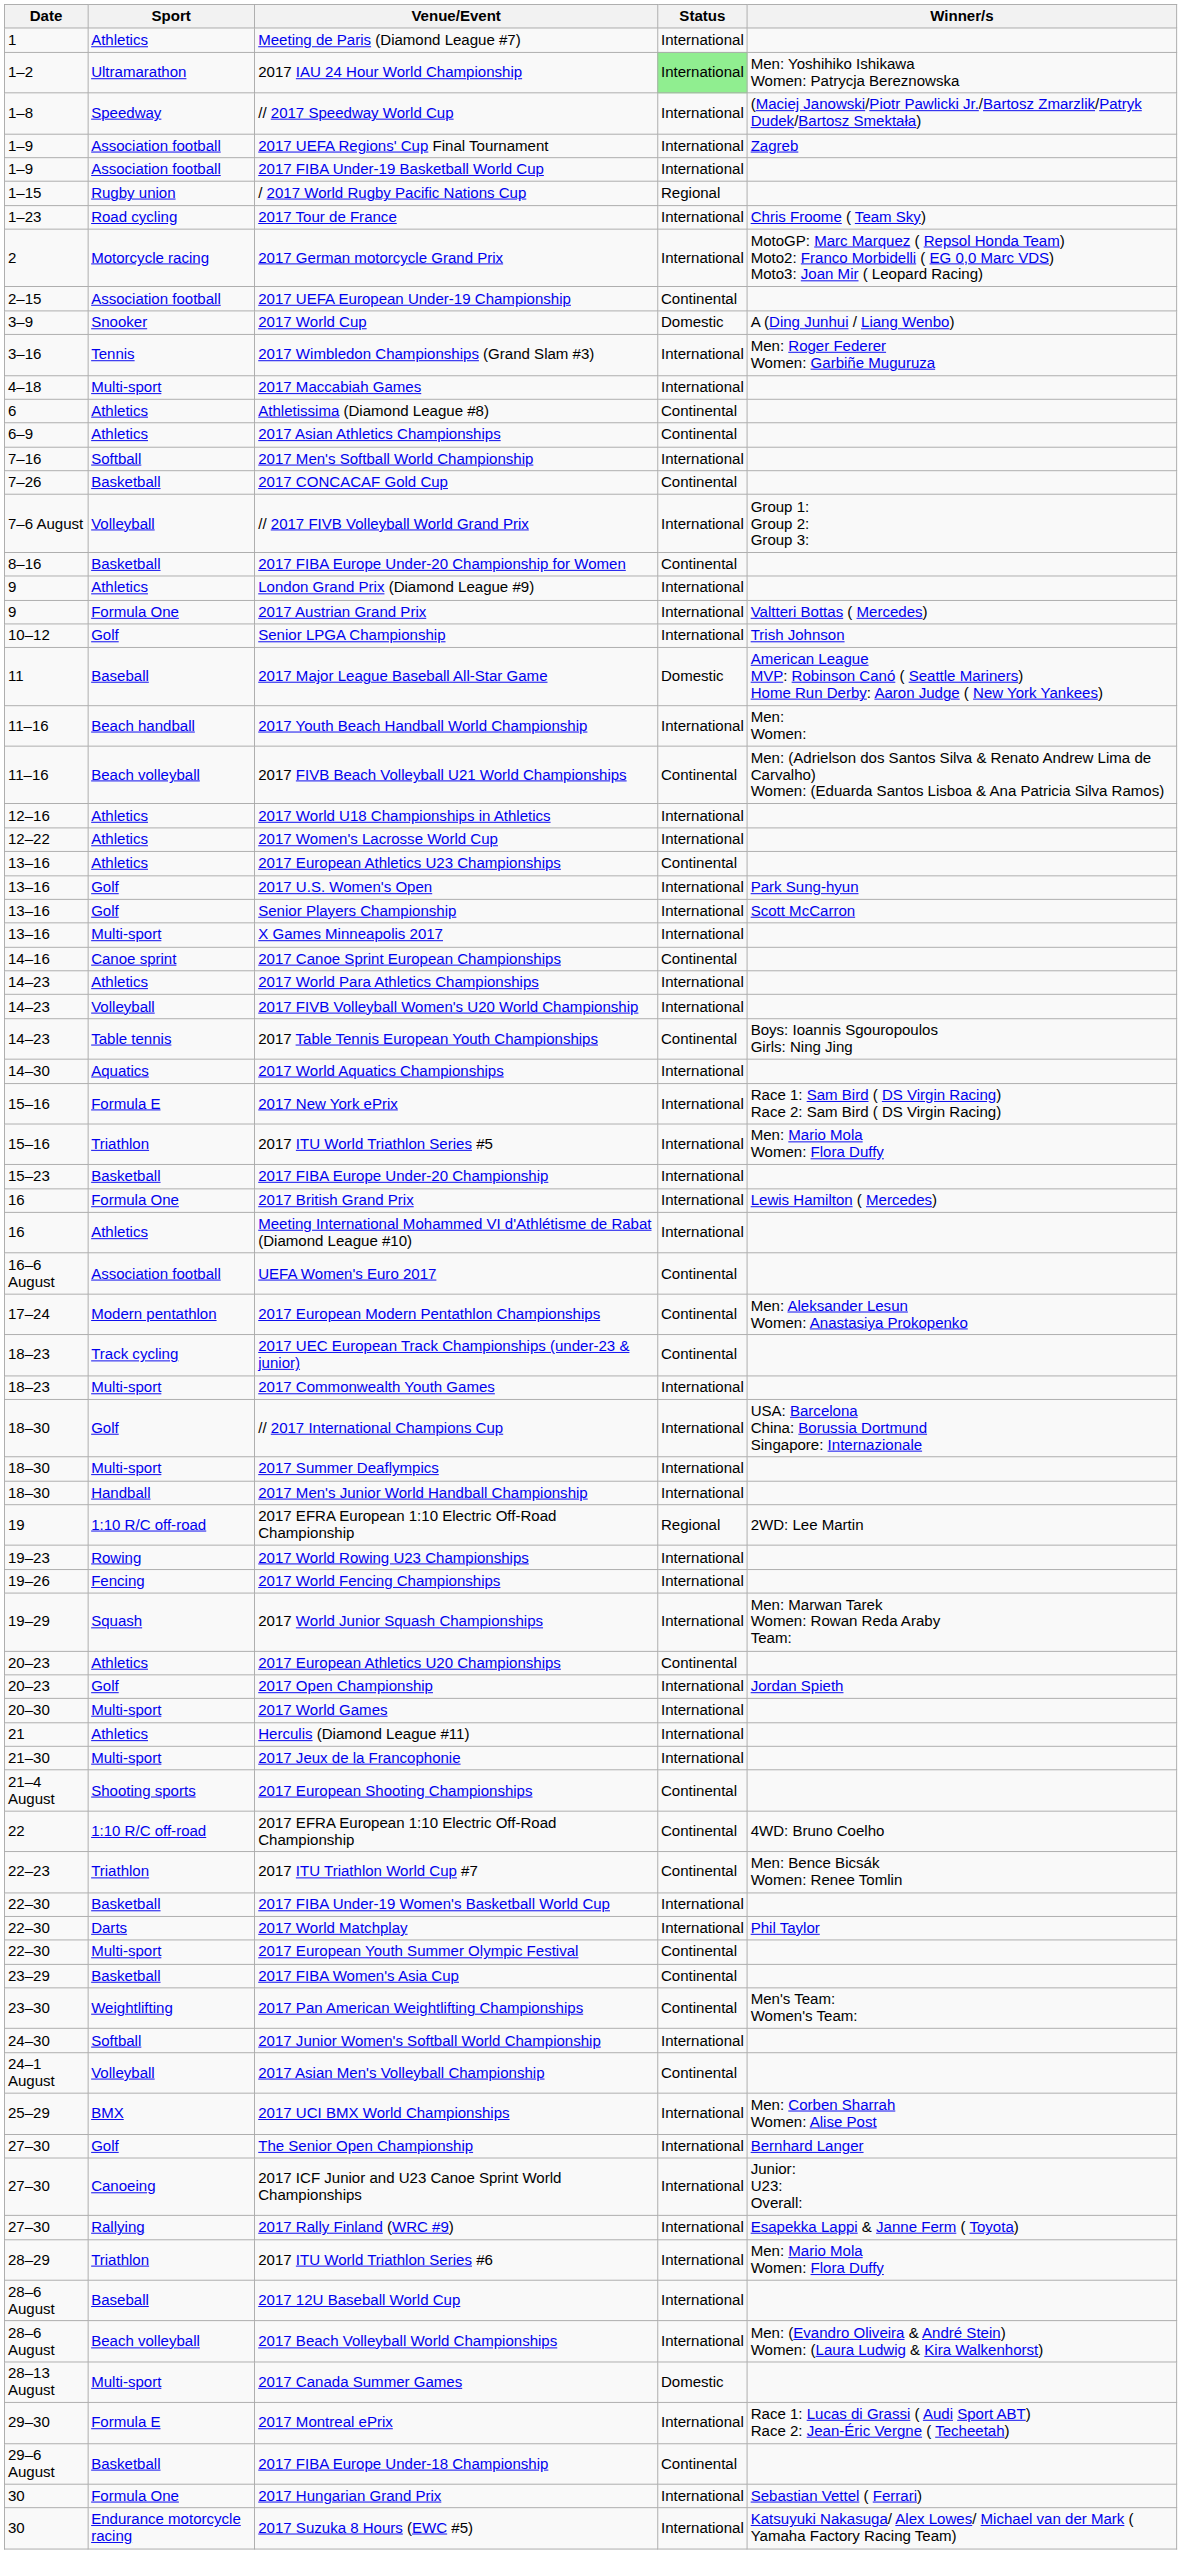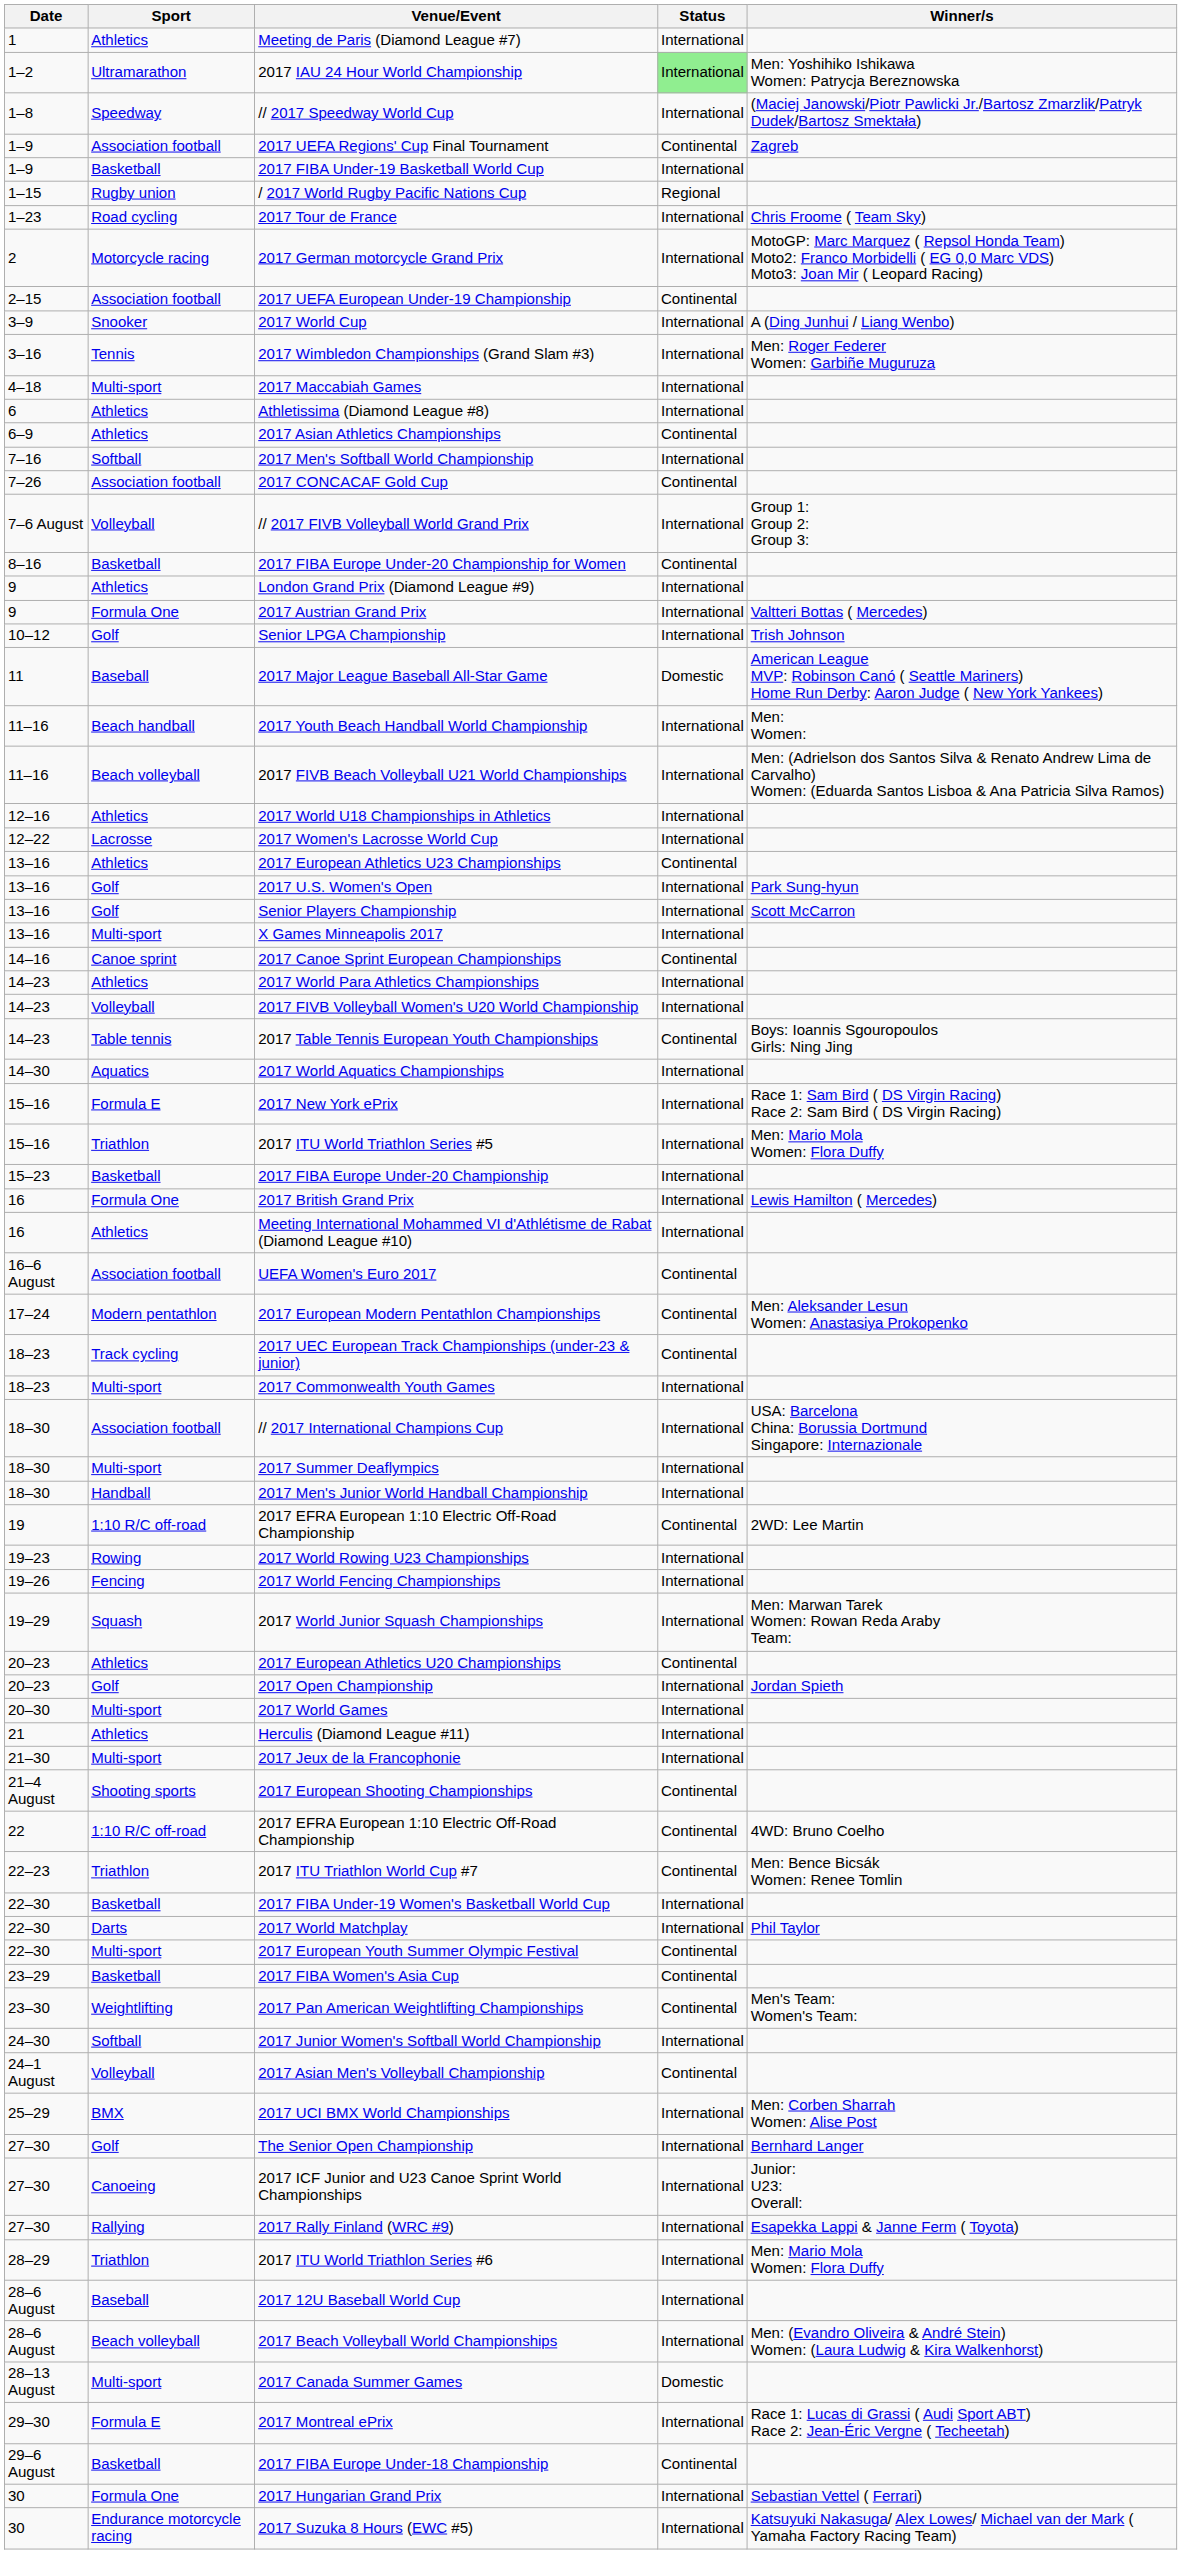(702, 145) International -> (699, 145) Continental
(156, 169) Association football -> (126, 169) Basketball
(692, 322) Domestic -> (702, 322) International
(699, 411) Continental -> (702, 411) International
(126, 482) Basketball -> (156, 482) Association football
(699, 775) Continental -> (702, 775) International
(120, 839) Athletics -> (122, 839) Lacrosse
(105, 1428) Golf -> (156, 1428) Association football
(691, 1525) Regional -> (699, 1525) Continental
